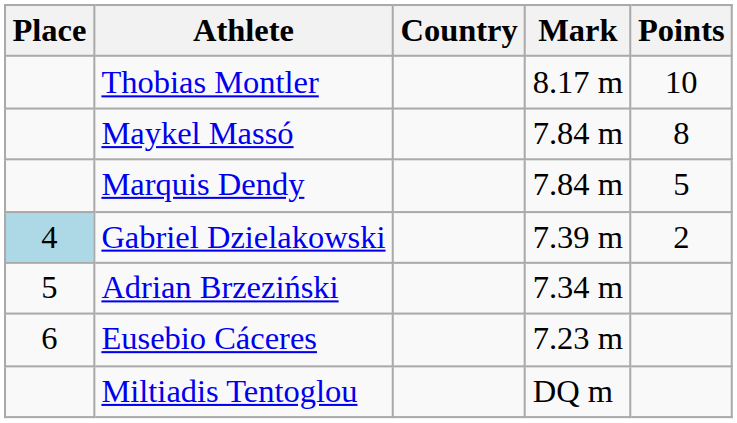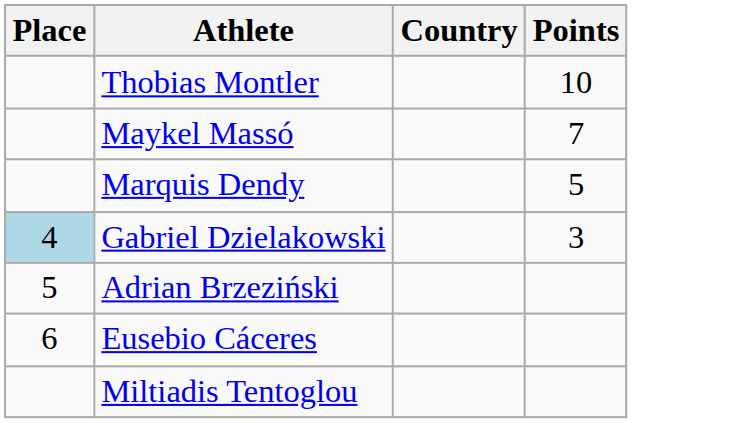- column: (578, 30)
(681, 133) 8 -> (576, 133) 7
(681, 236) 2 -> (576, 236) 3
